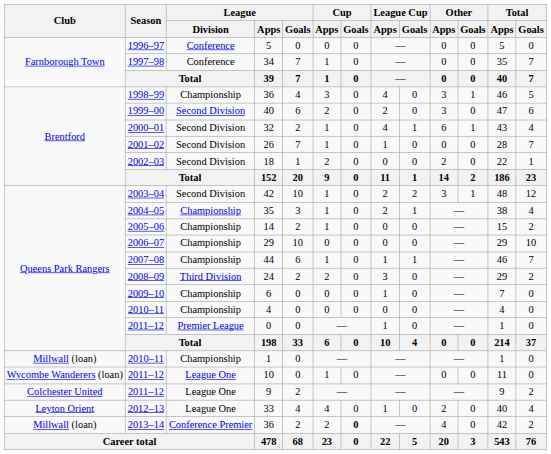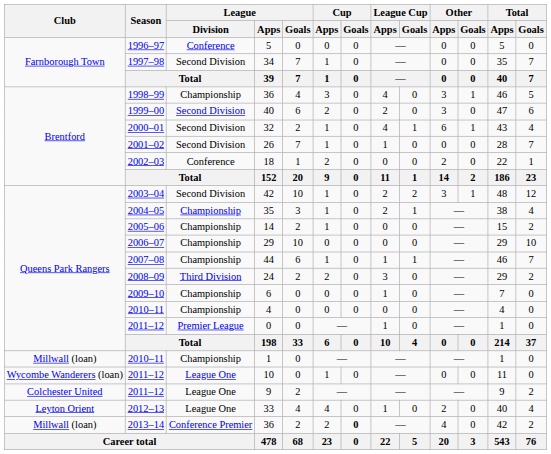(211, 62) Conference -> (211, 62) Second Division
(211, 161) Second Division -> (211, 161) Conference
